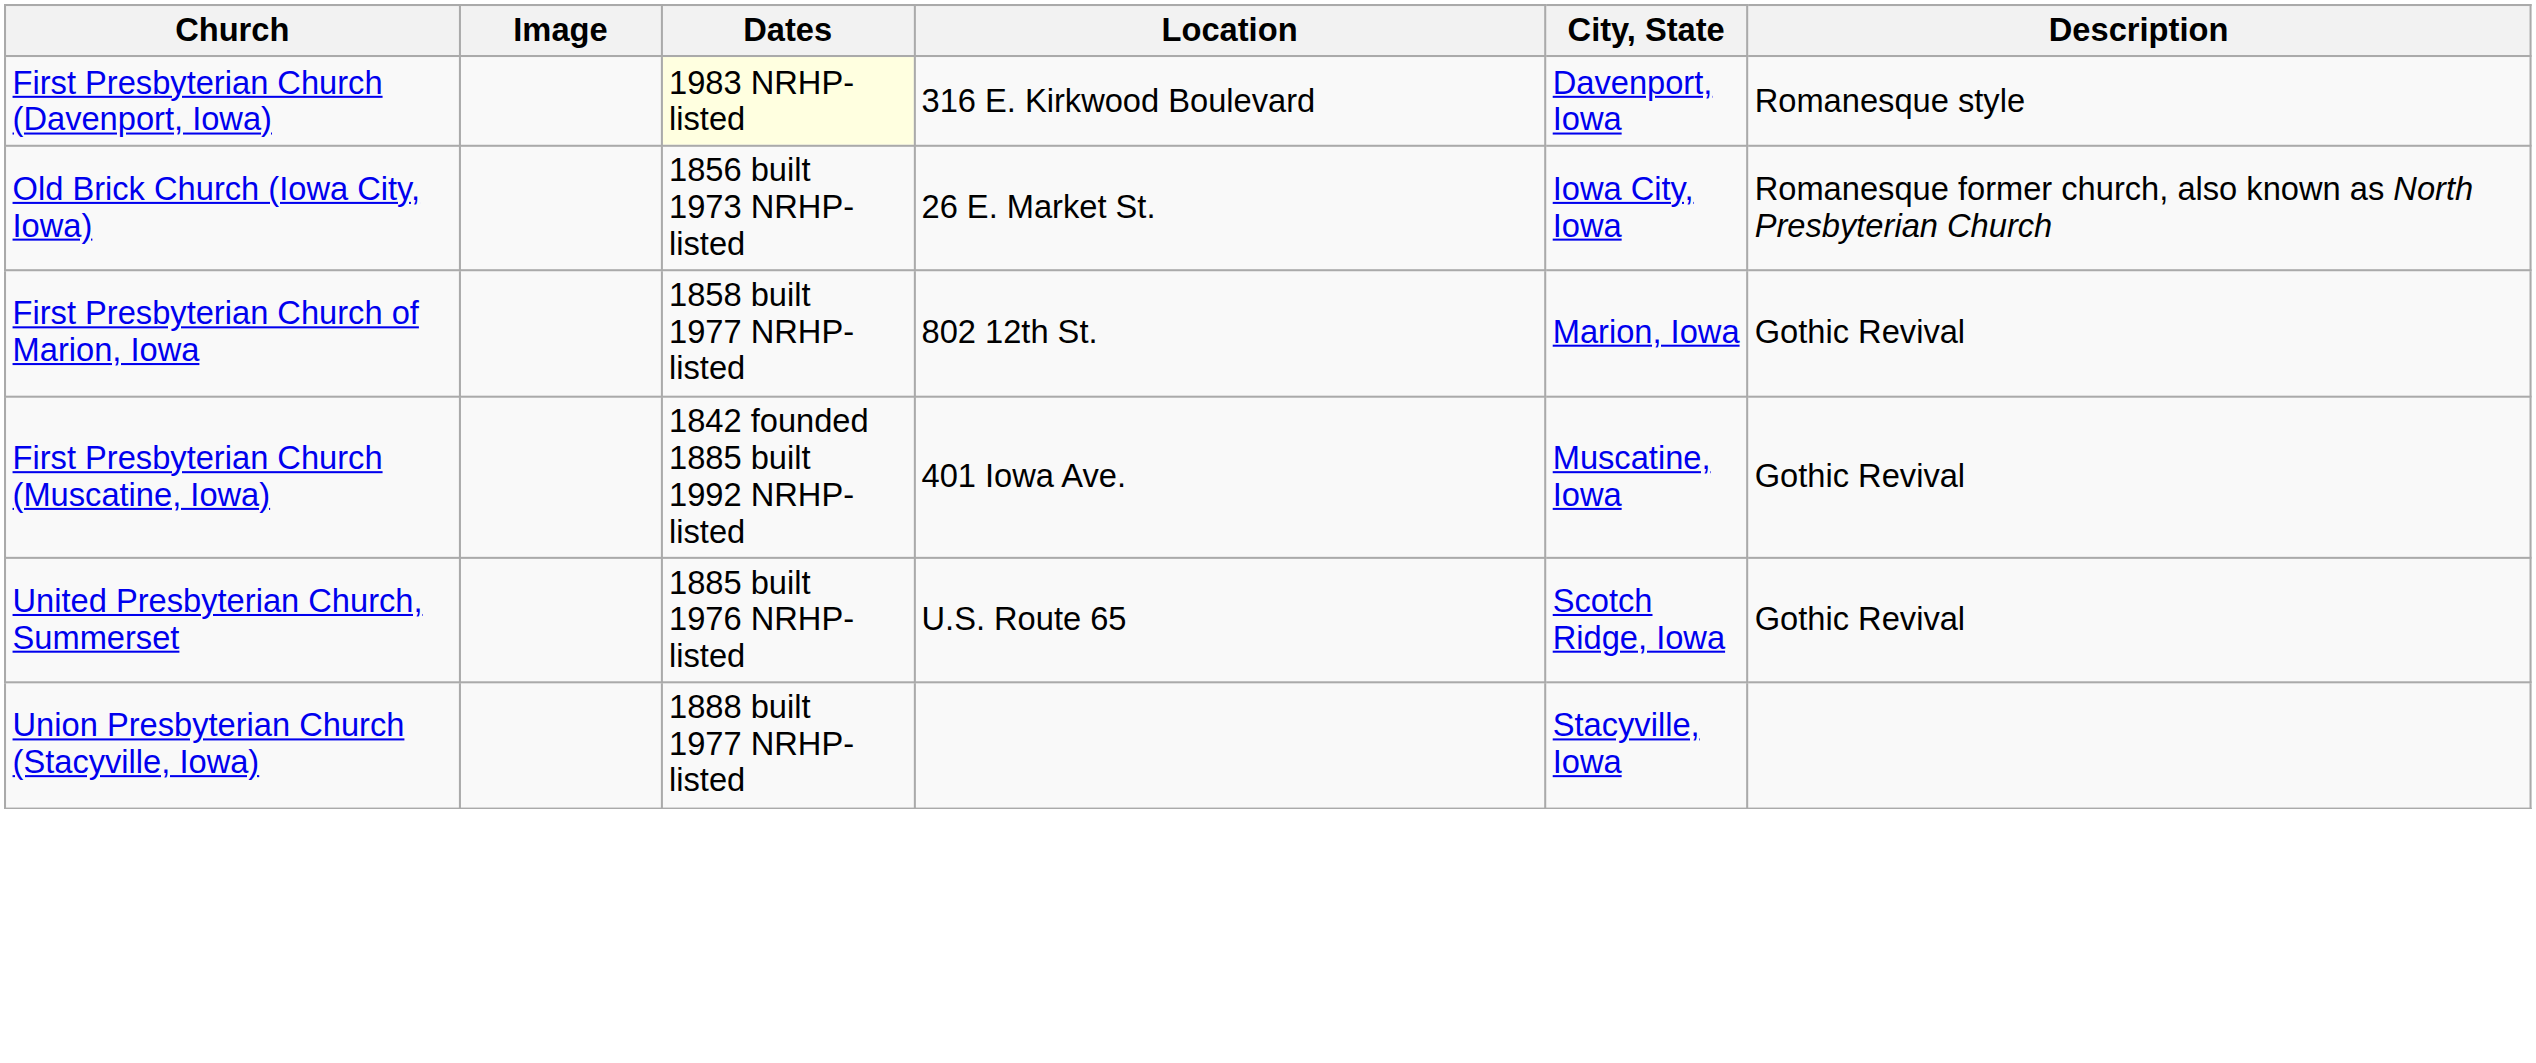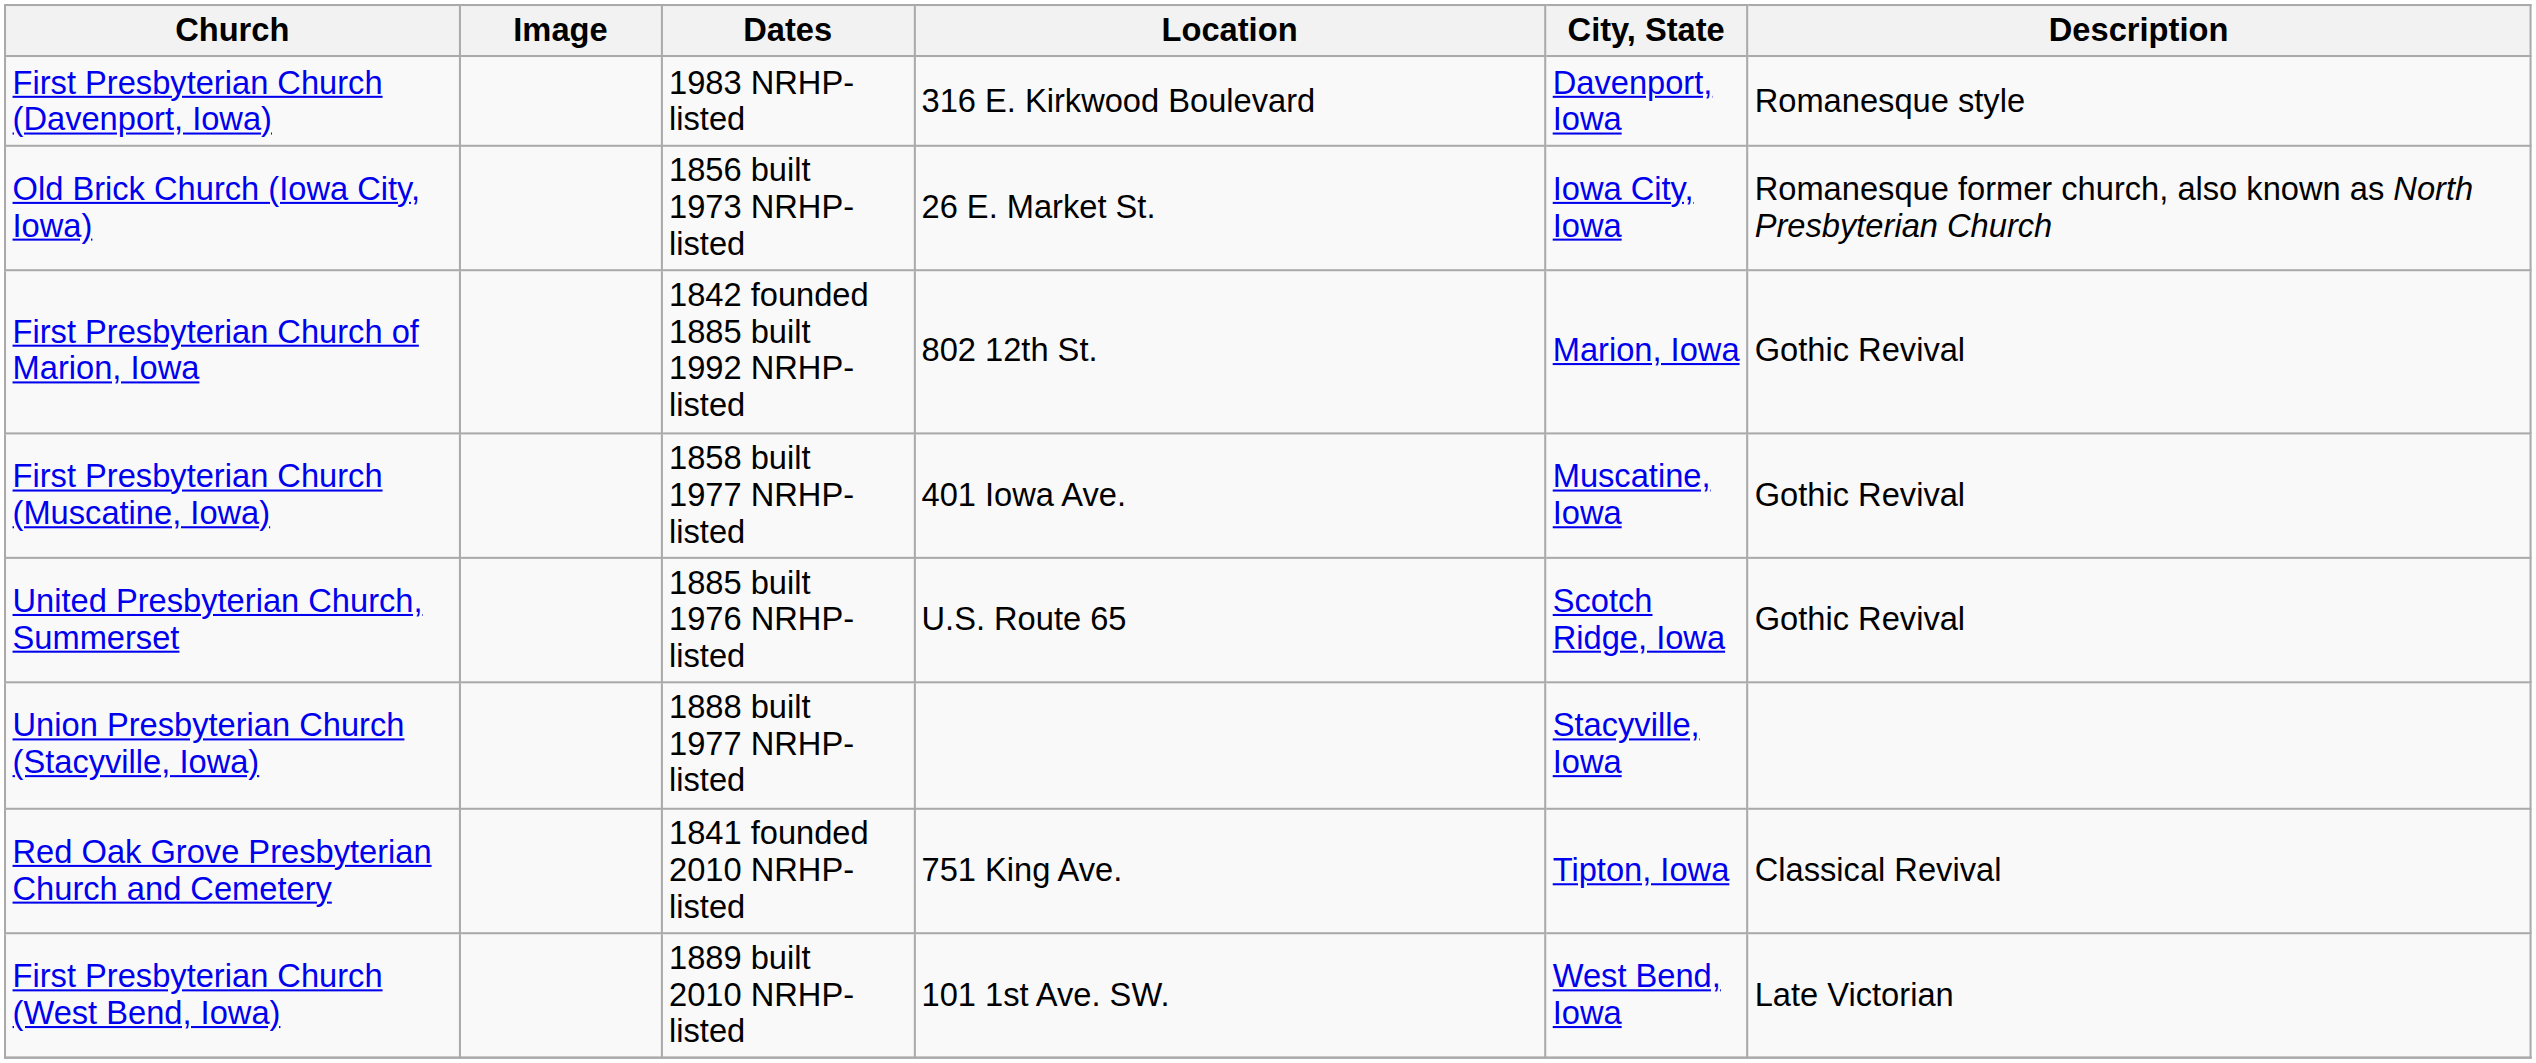(762, 100) lightyellow background -> (762, 100) no background
(762, 332) 1858 built 1977 NRHP-listed -> (769, 350) 1842 founded 1885 built 1992 NRHP-listed
(769, 476) 1842 founded 1885 built 1992 NRHP-listed -> (762, 494) 1858 built 1977 NRHP-listed
+ row: (222, 870)
+ row: (198, 995)
